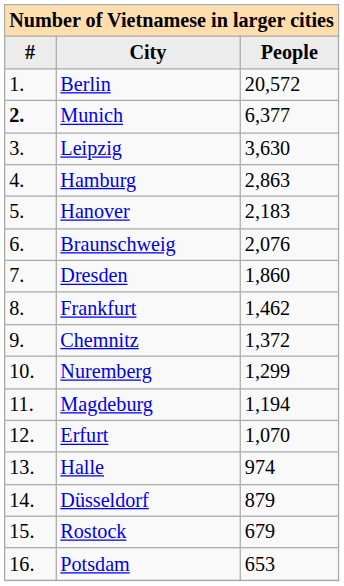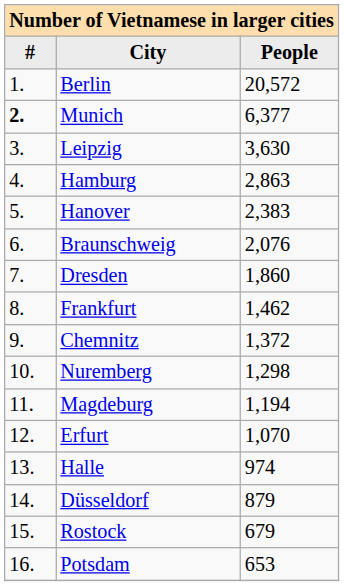(267, 212) 2,183 -> (267, 212) 2,383
(267, 372) 1,299 -> (267, 372) 1,298
